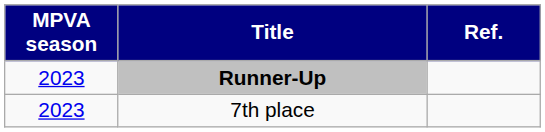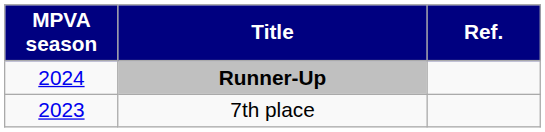(61, 77) 2023 -> (61, 77) 2024
